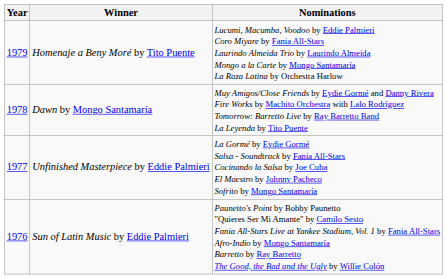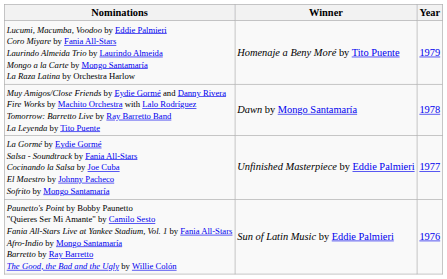columns swapped: (17, 12) <-> (327, 12)
